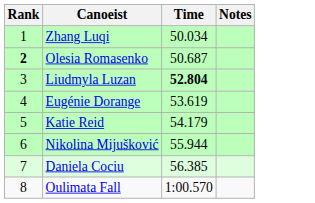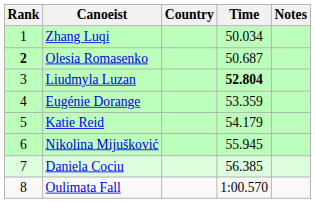+ column: (189, 15)
(189, 101) 53.619 -> (244, 101) 53.359
(189, 144) 55.944 -> (244, 144) 55.945
